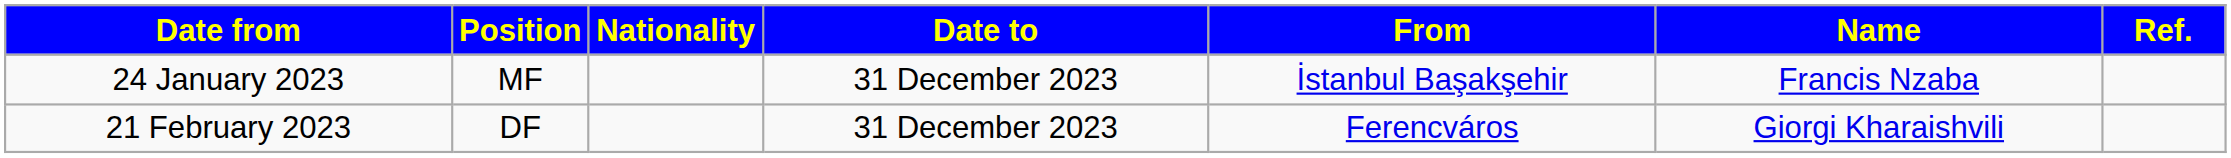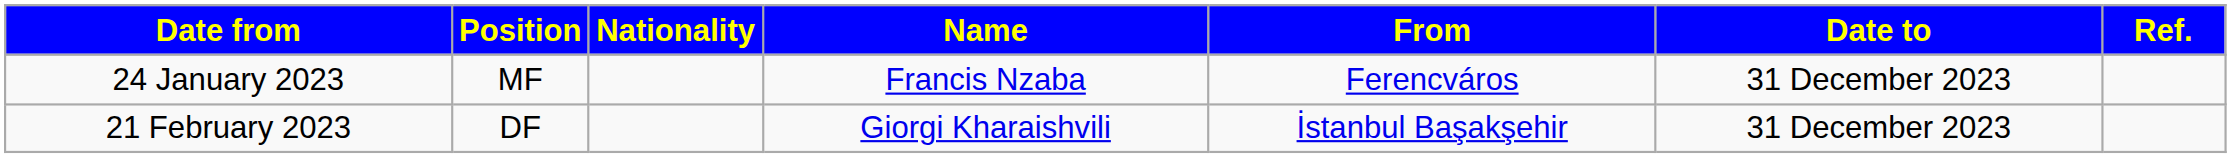columns swapped: (1879, 30) <-> (986, 30)
(1432, 79) İstanbul Başakşehir -> (1432, 79) Ferencváros
(1432, 128) Ferencváros -> (1432, 128) İstanbul Başakşehir
